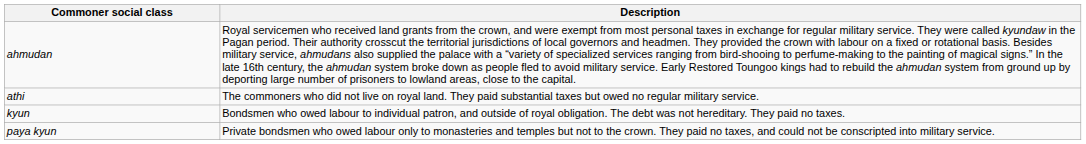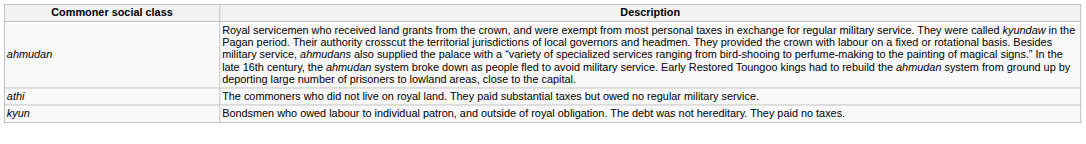- row: (32, 131)
